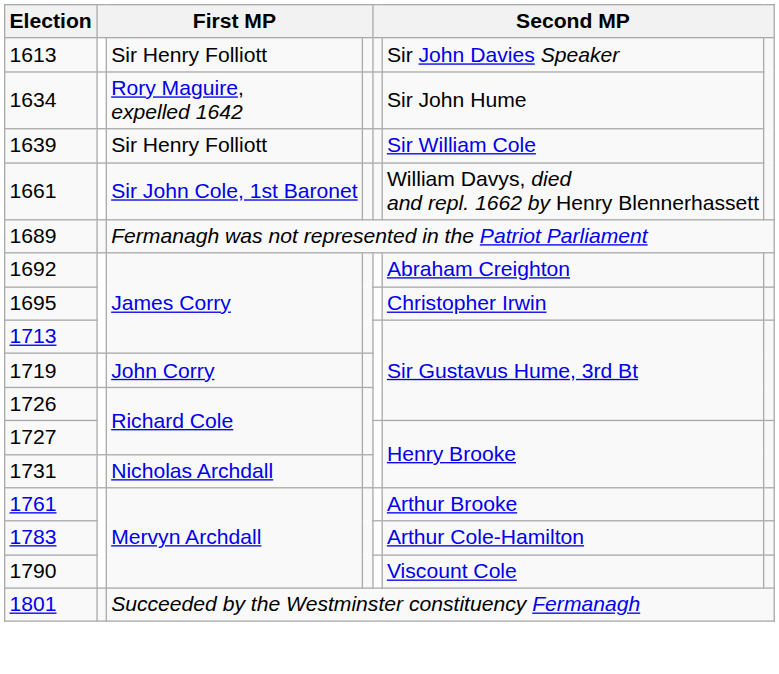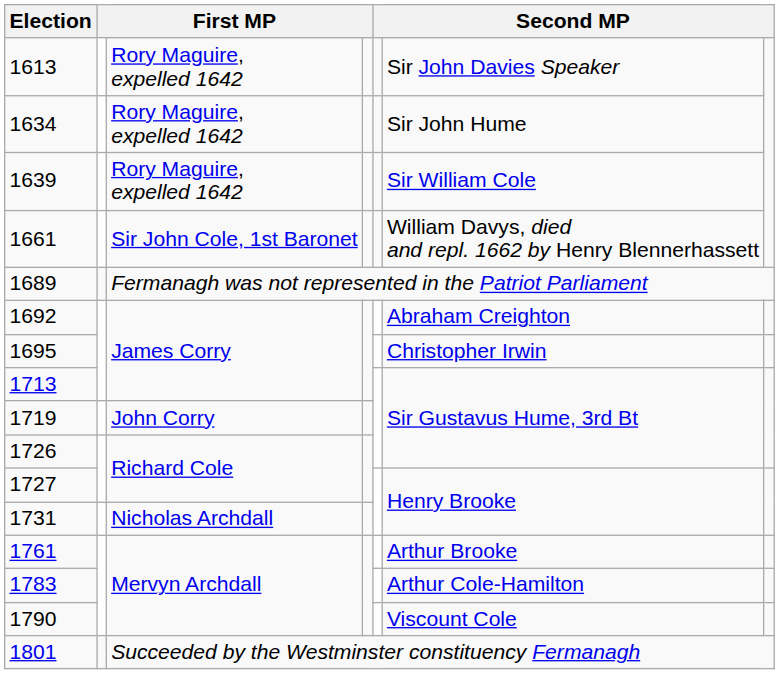(189, 54) Sir Henry Folliott -> (177, 66) Rory Maguire, expelled 1642
(189, 145) Sir Henry Folliott -> (177, 181) Rory Maguire, expelled 1642
